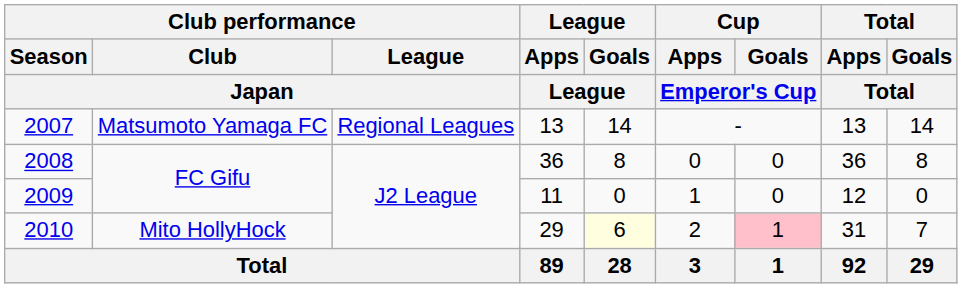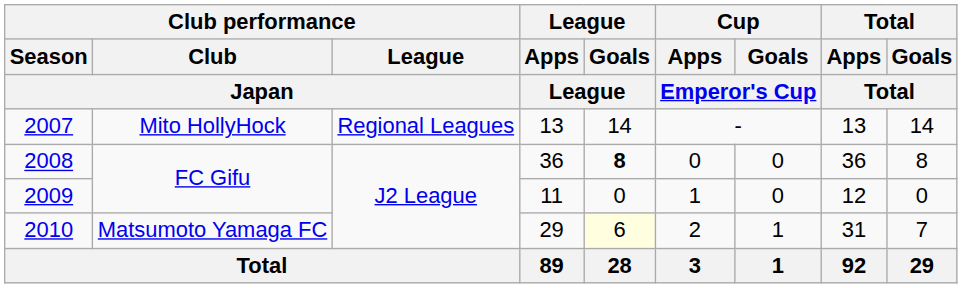(213, 126) Matsumoto Yamaga FC -> (213, 126) Mito HollyHock
(620, 160) normal -> (620, 160) bold
(213, 230) Mito HollyHock -> (213, 230) Matsumoto Yamaga FC
(778, 230) pink background -> (778, 230) no background
